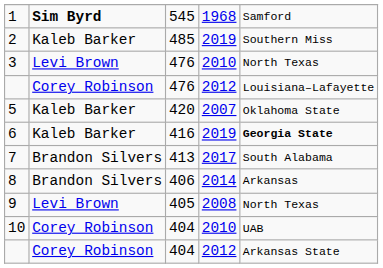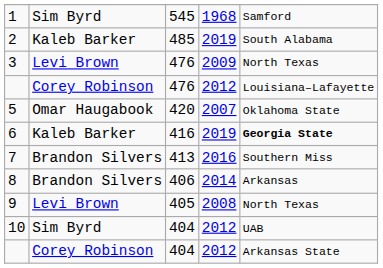(67, 16) bold -> (67, 16) normal
(288, 40) Southern Miss -> (288, 40) South Alabama
(219, 63) 2010 -> (219, 63) 2009
(84, 110) Kaleb Barker -> (93, 110) Omar Haugabook
(219, 157) 2017 -> (219, 157) 2016
(288, 157) South Alabama -> (288, 157) Southern Miss
(93, 228) Corey Robinson -> (67, 228) Sim Byrd
(219, 228) 2010 -> (219, 228) 2012
